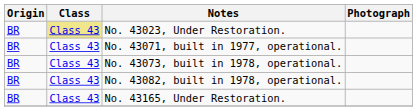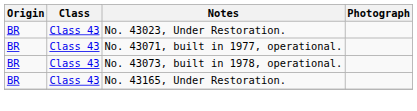(74, 30) khaki background -> (74, 30) no background
- row: (223, 81)
